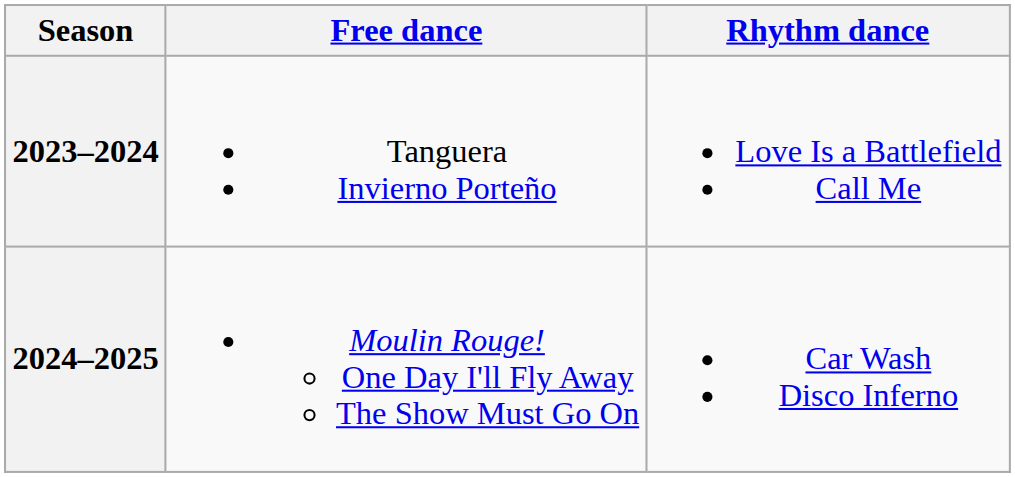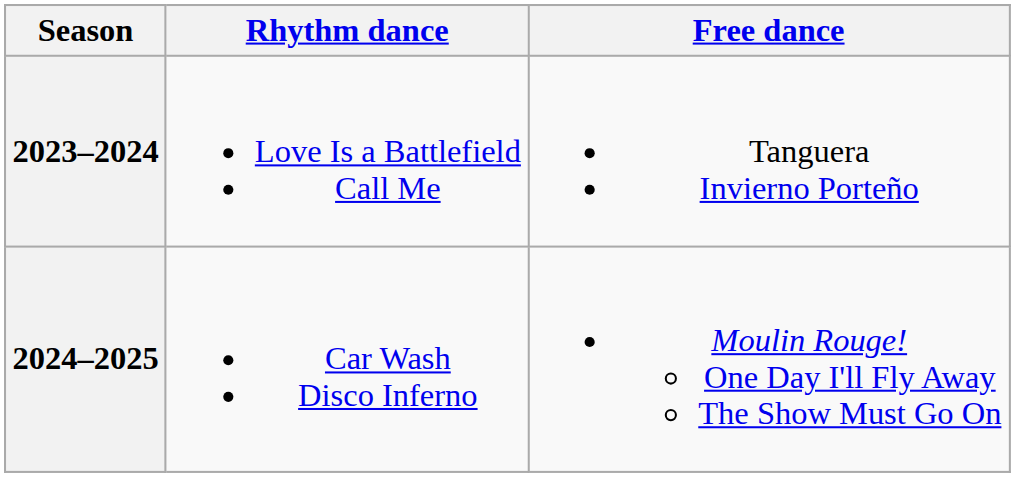columns swapped: (828, 30) <-> (406, 30)
